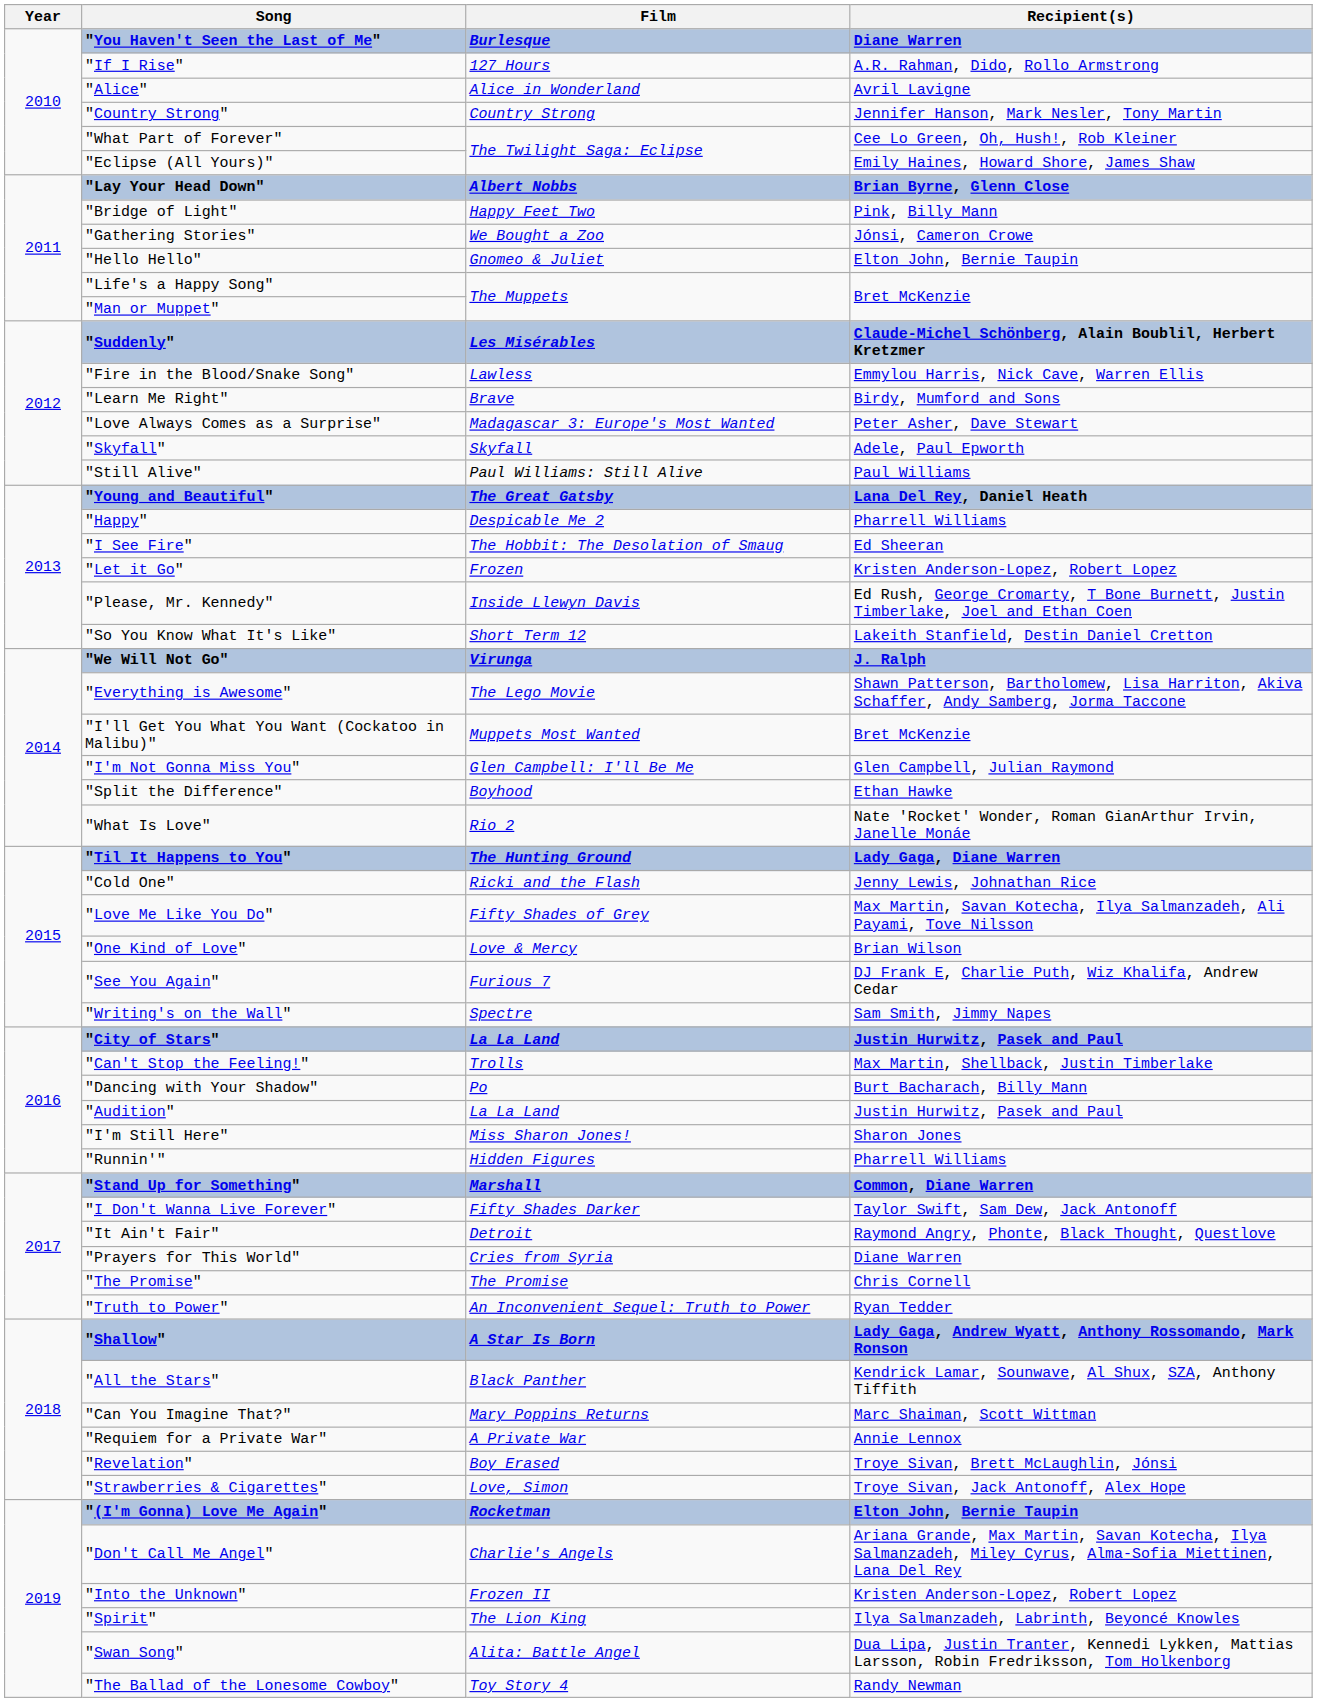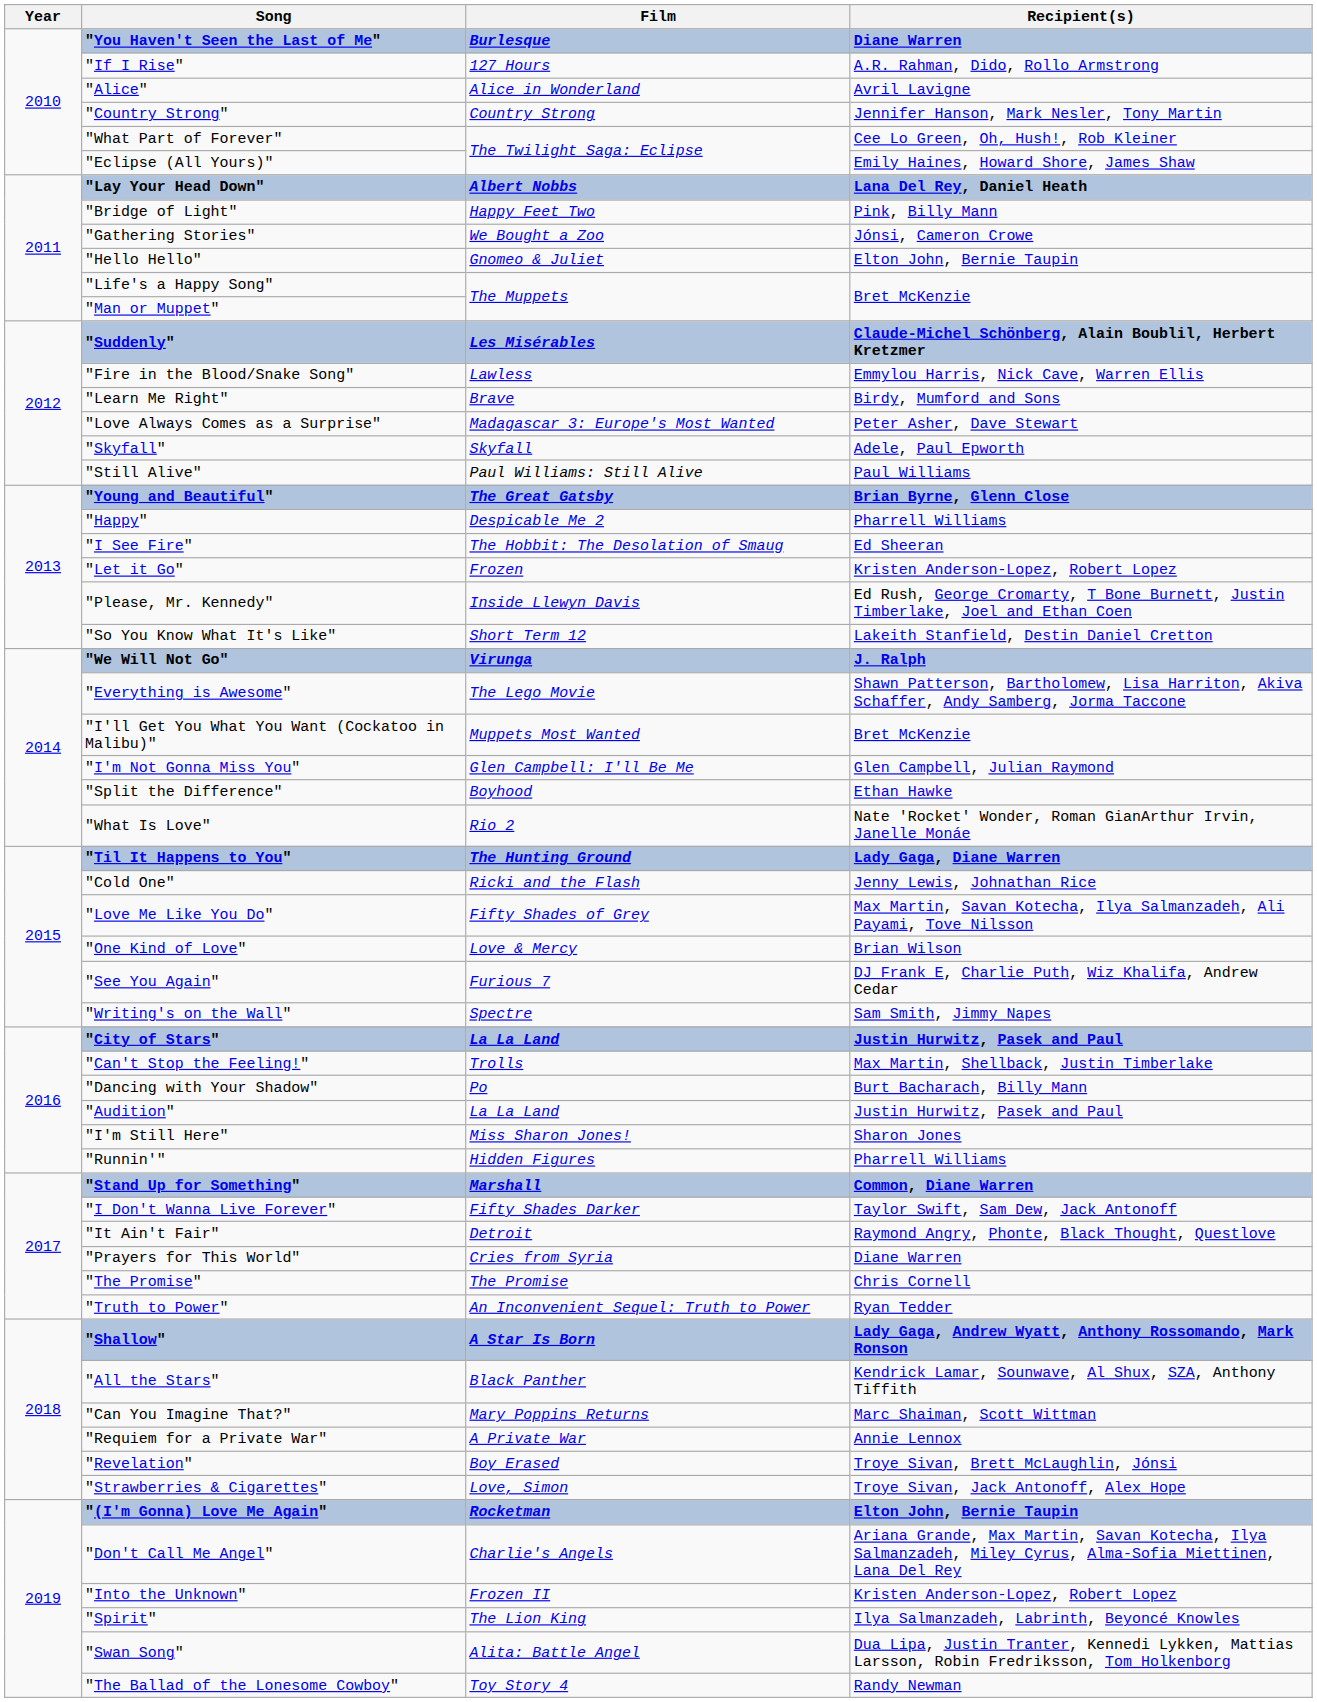(962, 187) Brian Byrne, Glenn Close -> (970, 187) Lana Del Rey, Daniel Heath
(970, 497) Lana Del Rey, Daniel Heath -> (962, 497) Brian Byrne, Glenn Close
